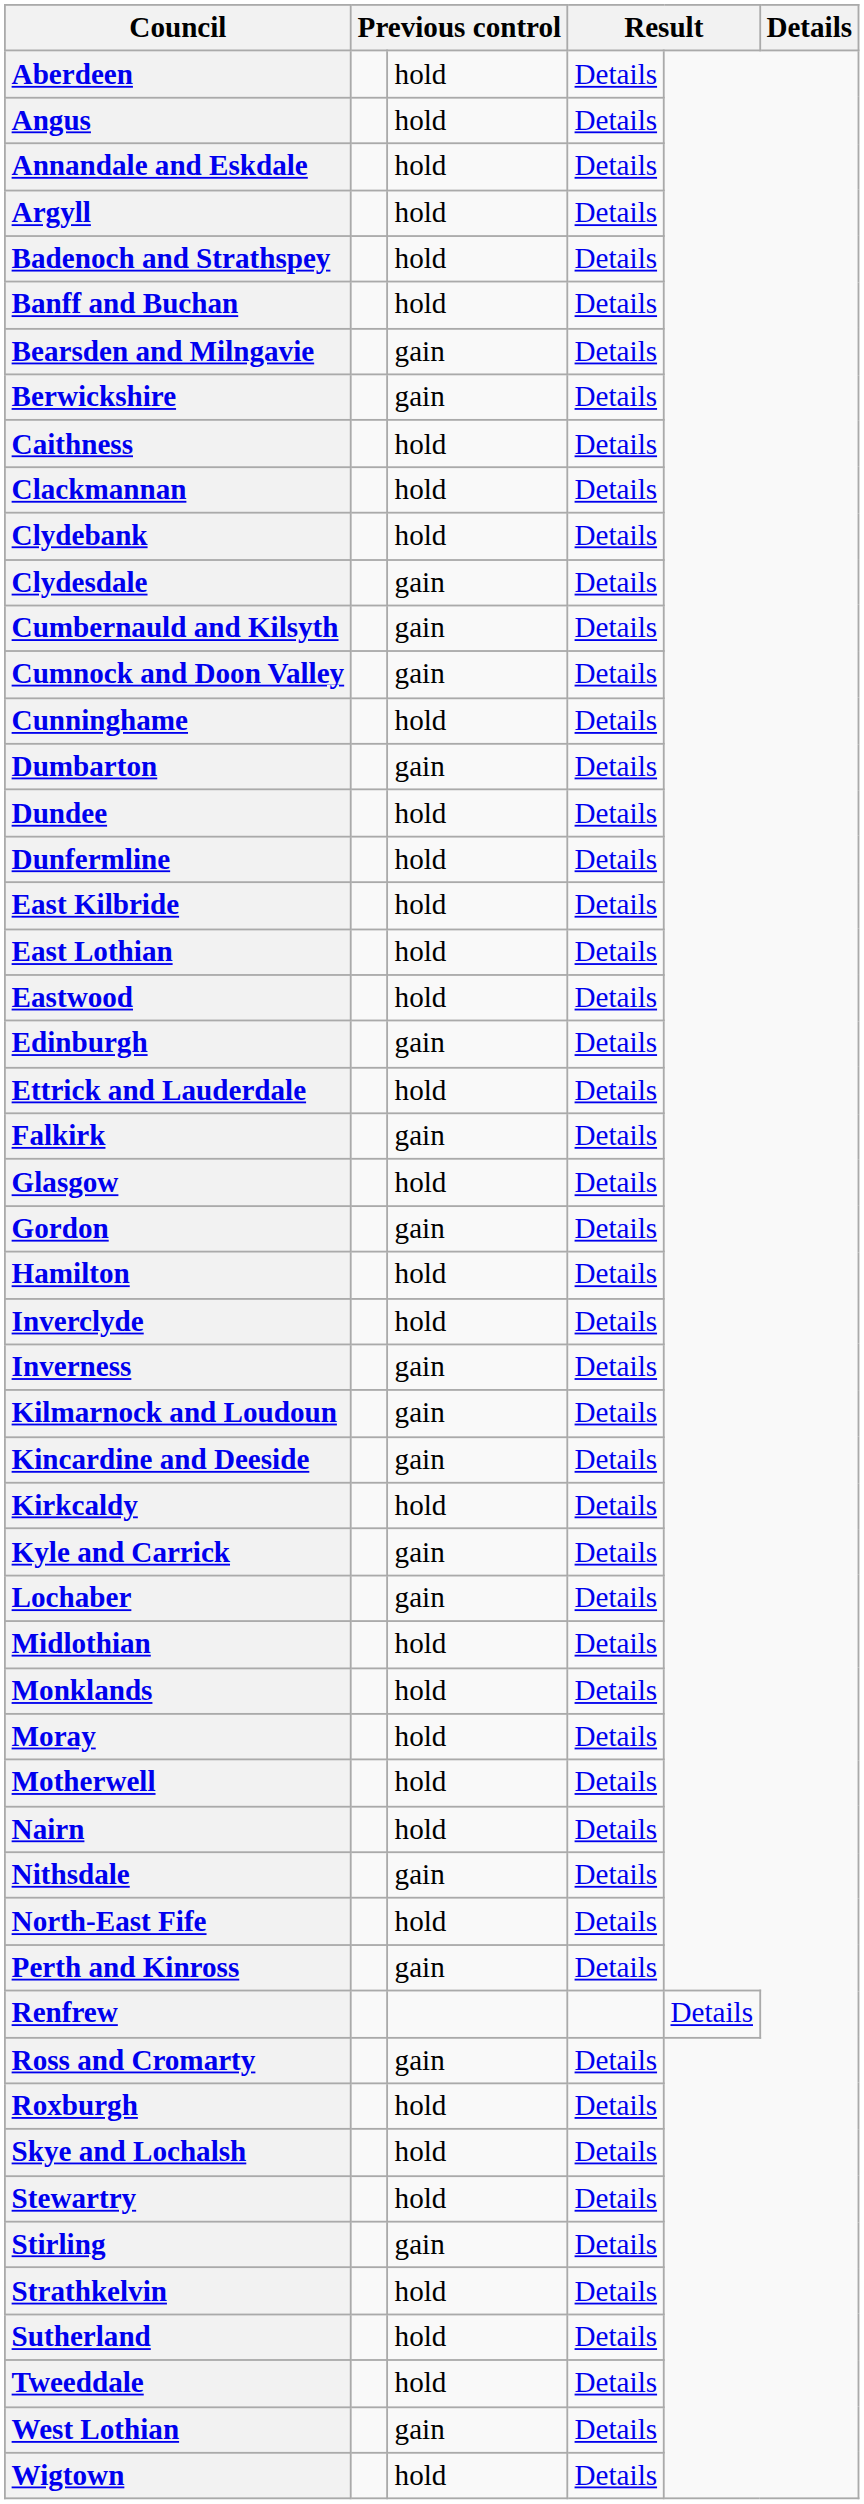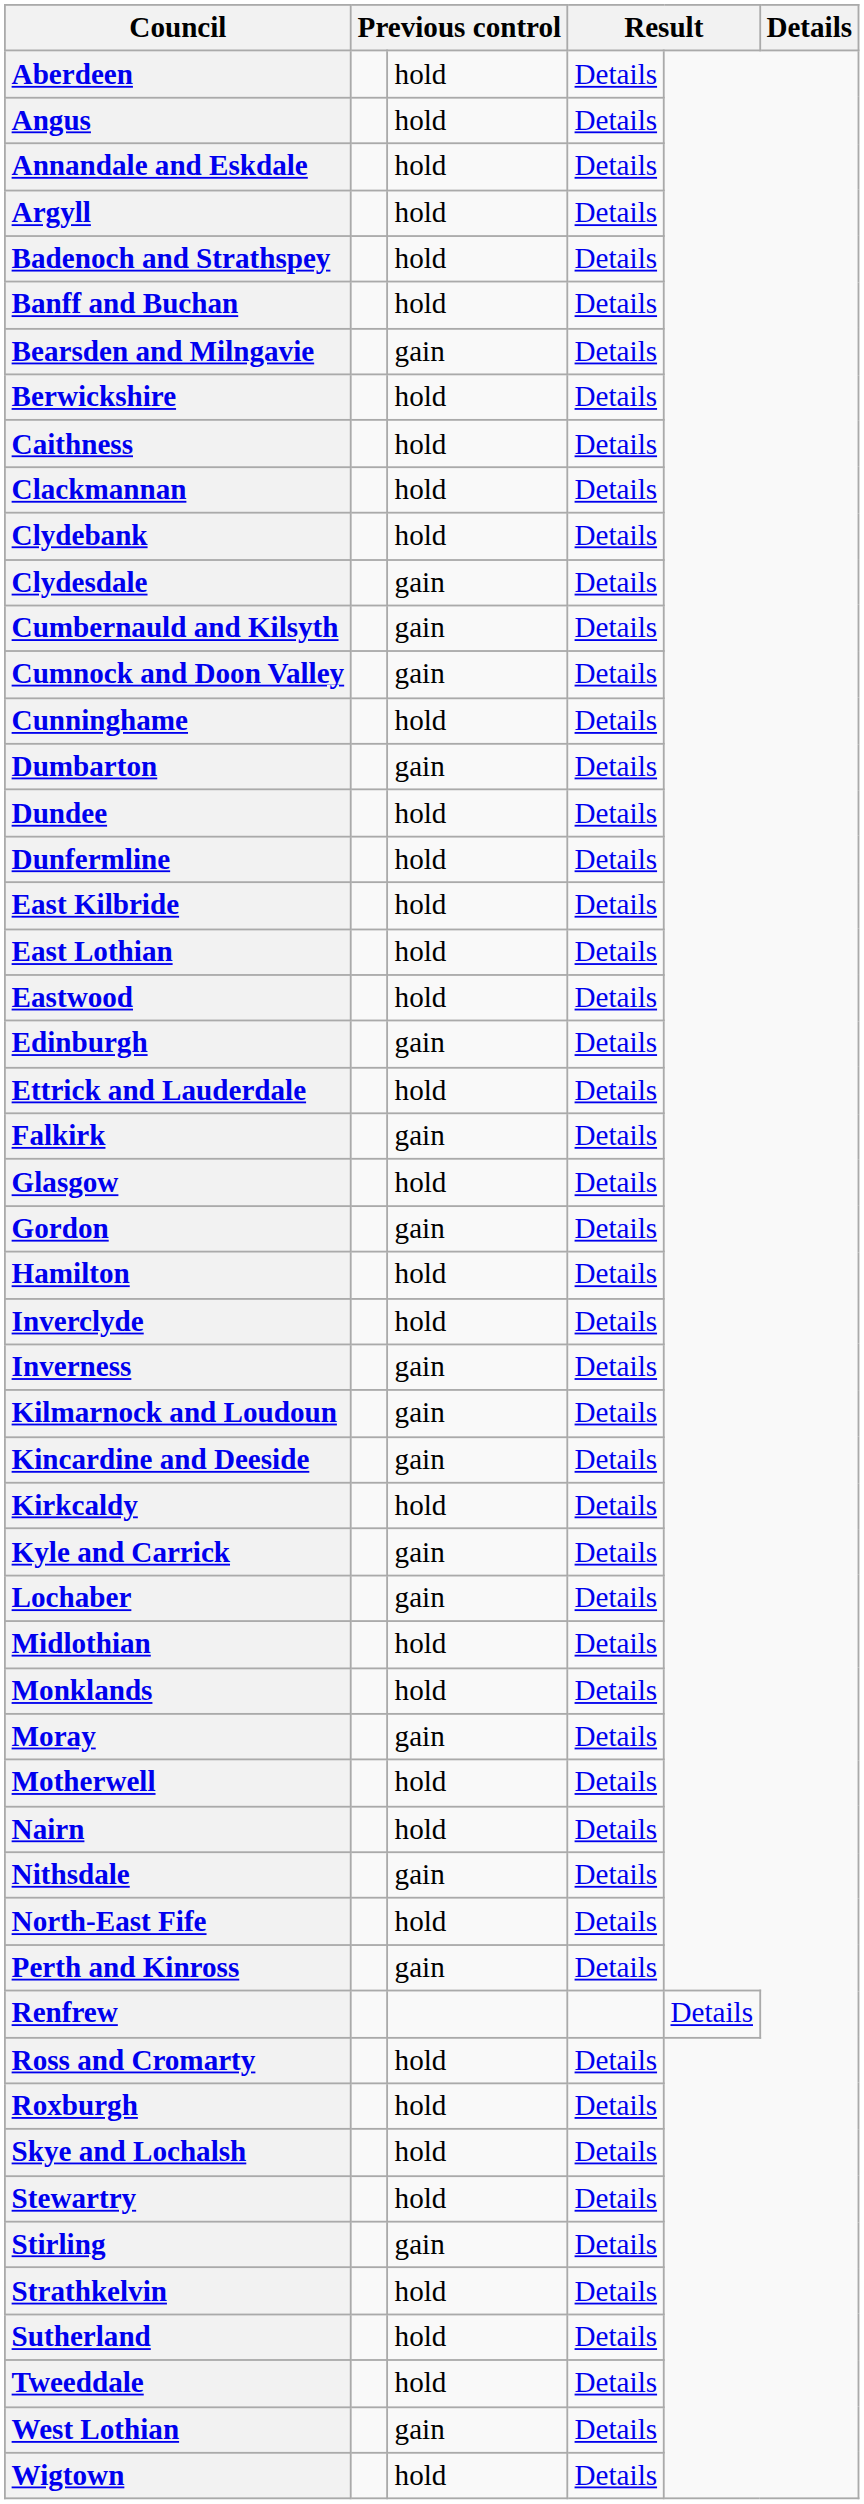(420, 397) gain -> (421, 397) hold
(421, 1736) hold -> (420, 1736) gain
(420, 2059) gain -> (421, 2059) hold
